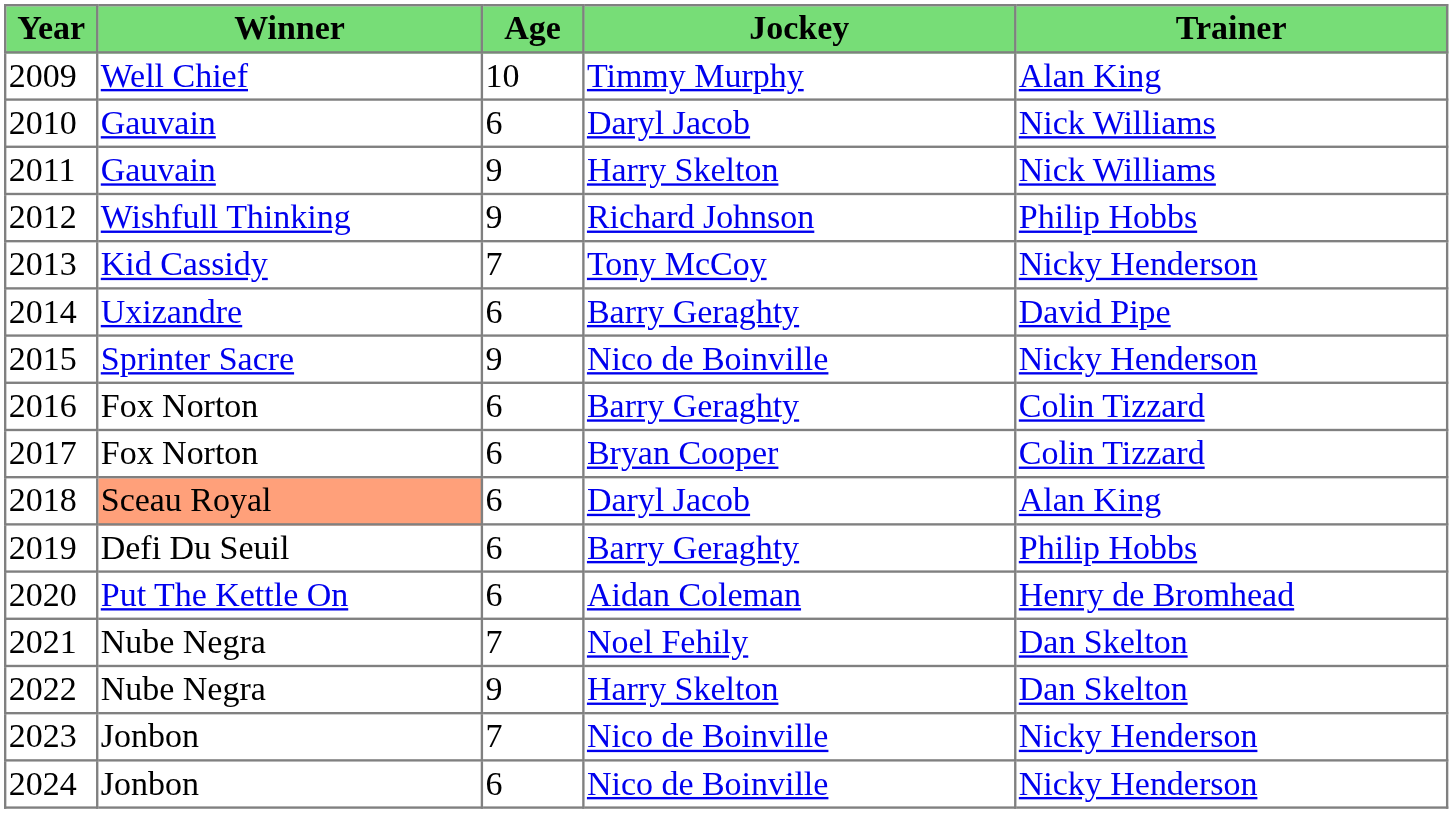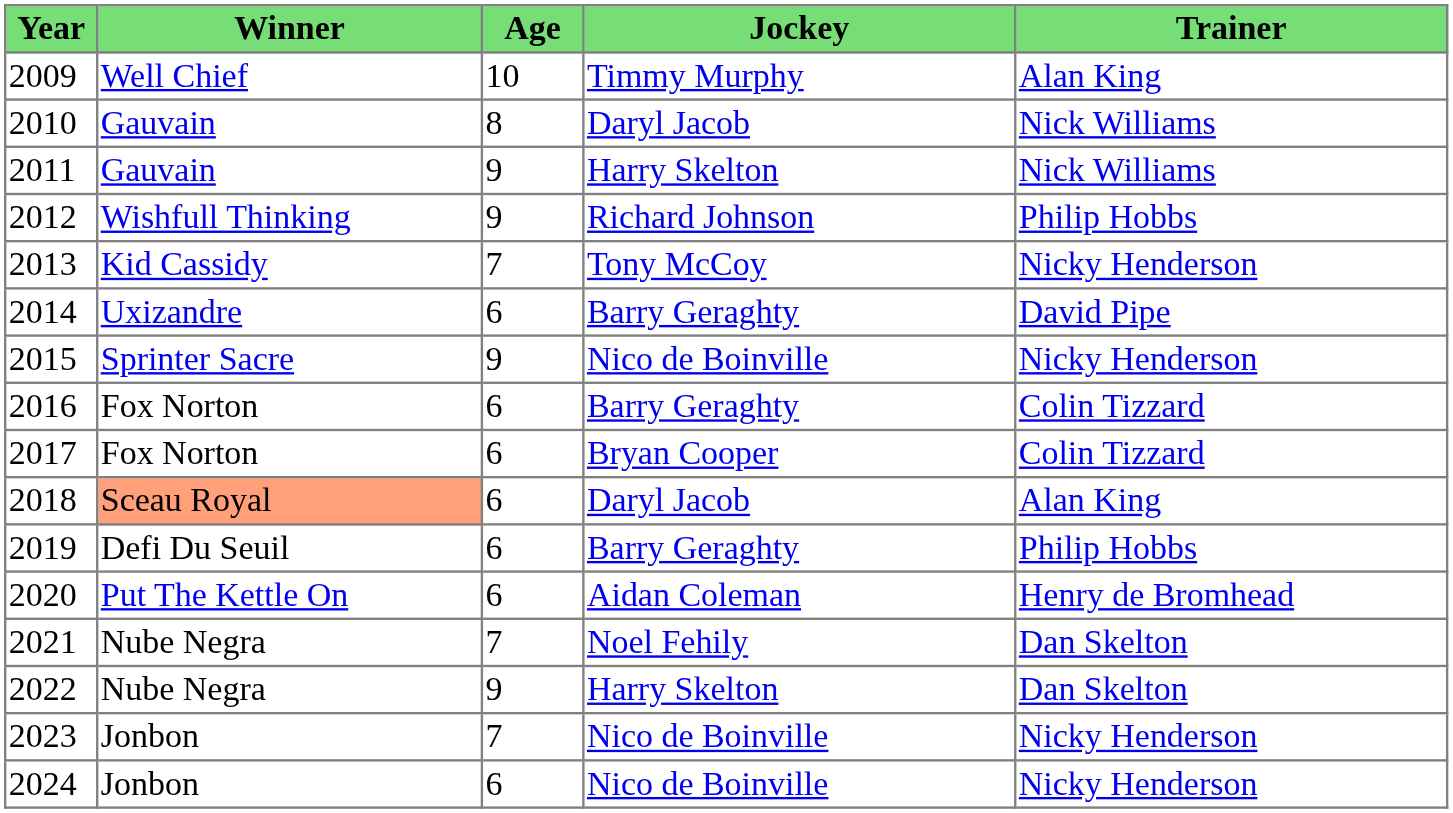(494, 122) 6 -> (494, 122) 8
